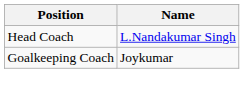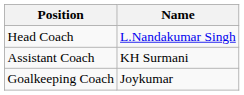+ row: (51, 57)
